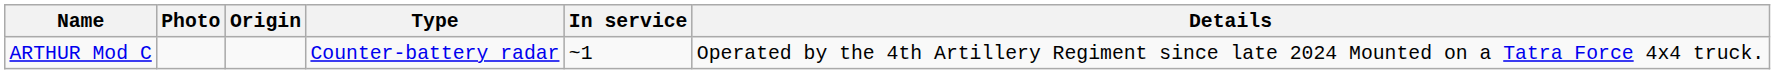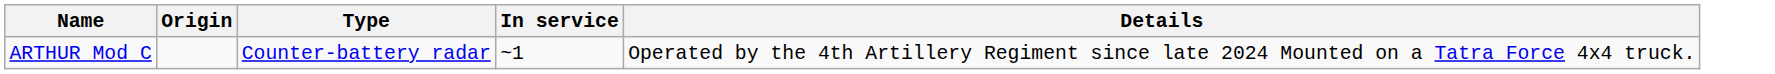- column: (191, 21)
